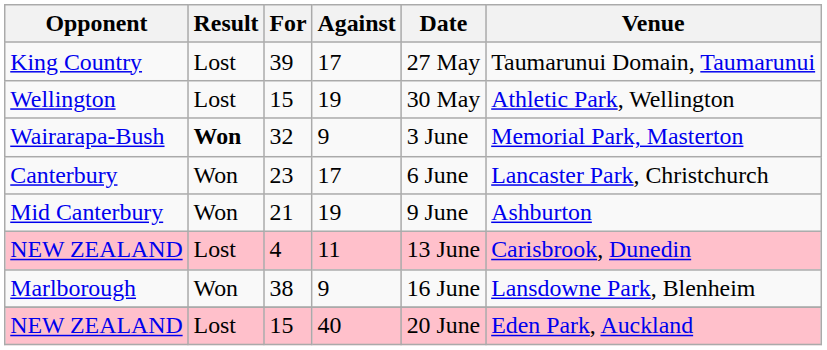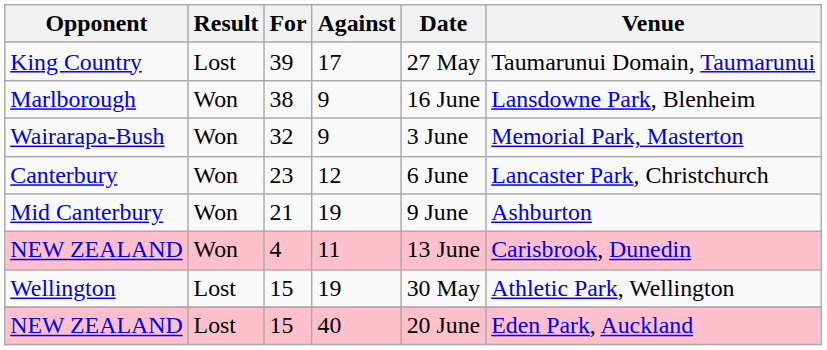rows swapped: (63, 99) <-> (73, 288)
(217, 136) bold -> (216, 136) normal
(329, 174) 17 -> (329, 174) 12
(215, 250) Lost -> (216, 250) Won
